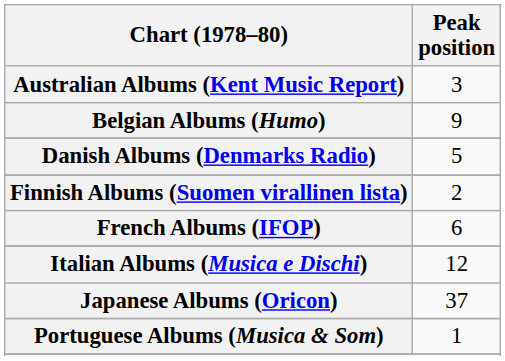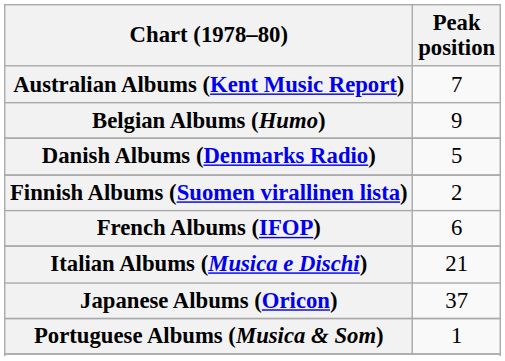(457, 84) 3 -> (457, 84) 7
(457, 264) 12 -> (457, 264) 21
